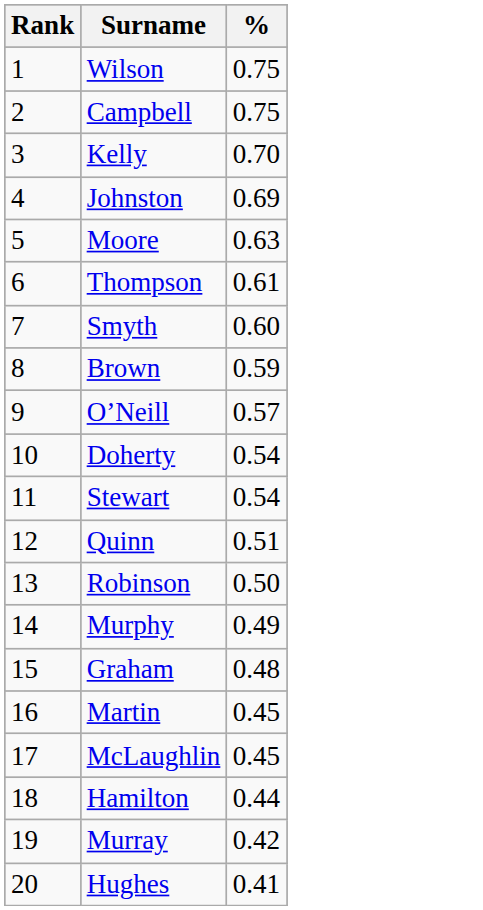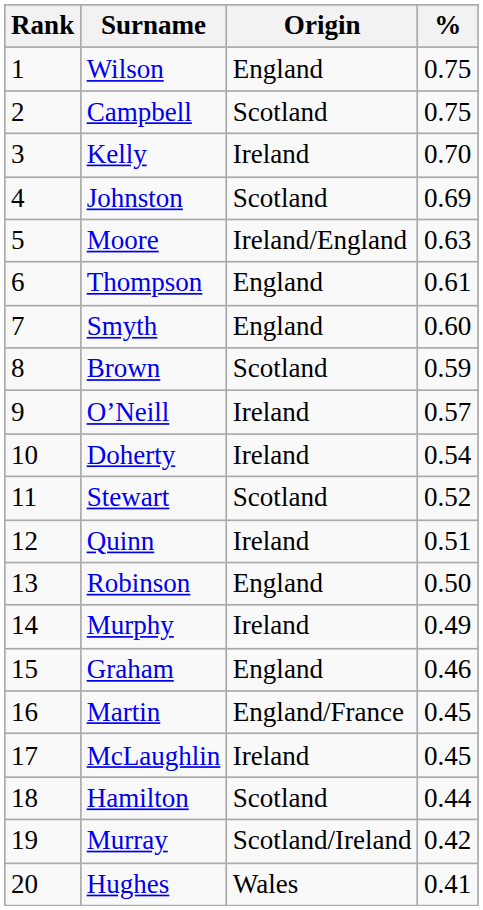+ column: (322, 25)
(256, 497) 0.54 -> (448, 497) 0.52
(256, 669) 0.48 -> (448, 669) 0.46
